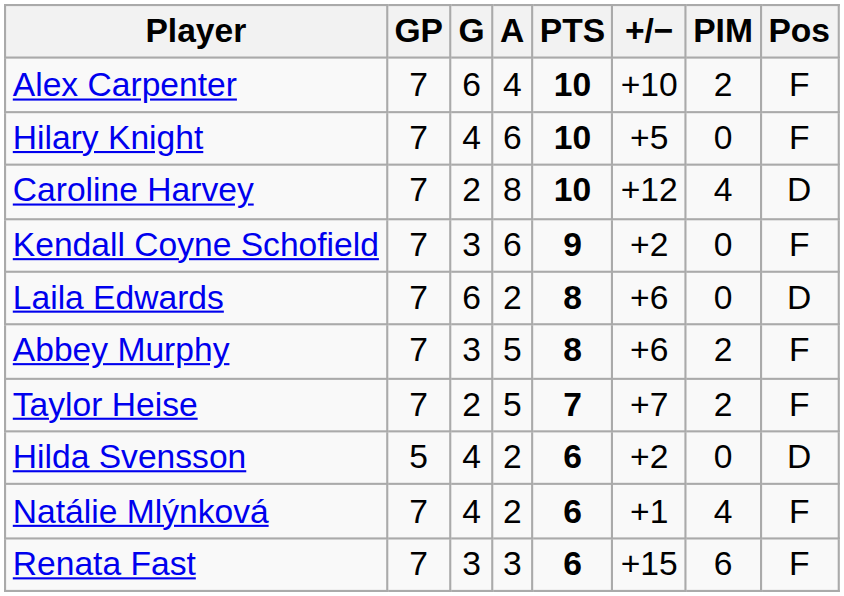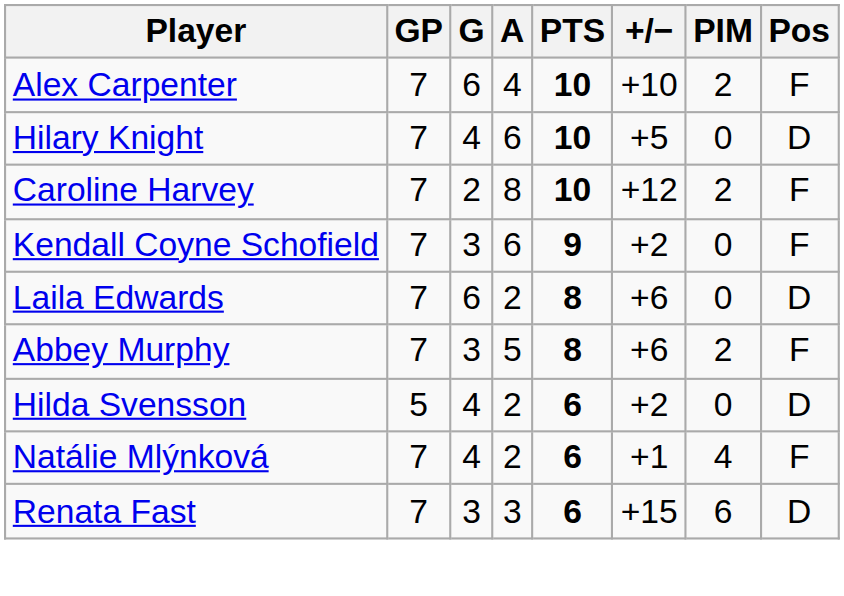(799, 137) F -> (799, 137) D
(723, 191) 4 -> (723, 191) 2
(799, 191) D -> (799, 191) F
- row: (105, 404)
(799, 564) F -> (799, 510) D
